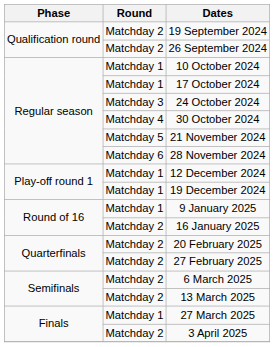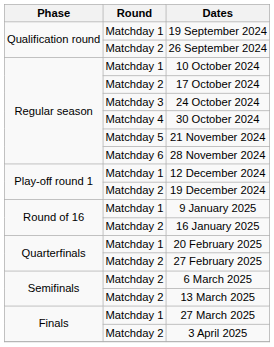(134, 31) Matchday 2 -> (134, 31) Matchday 1
(134, 84) Matchday 1 -> (134, 84) Matchday 2
(134, 191) Matchday 1 -> (134, 191) Matchday 2
(134, 244) Matchday 2 -> (134, 244) Matchday 1
